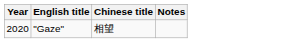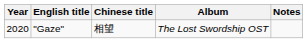+ column: (213, 12)
